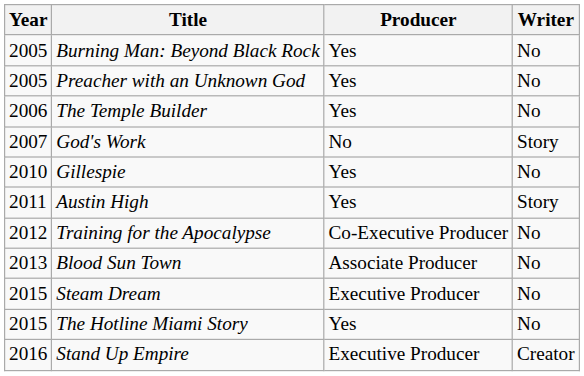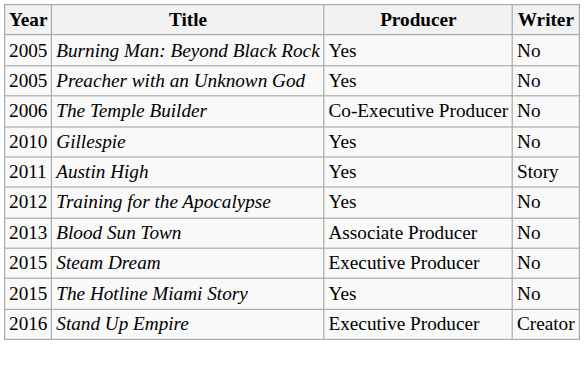(342, 111) Yes -> (418, 111) Co-Executive Producer
- row: (101, 141)
(418, 232) Co-Executive Producer -> (342, 202) Yes
